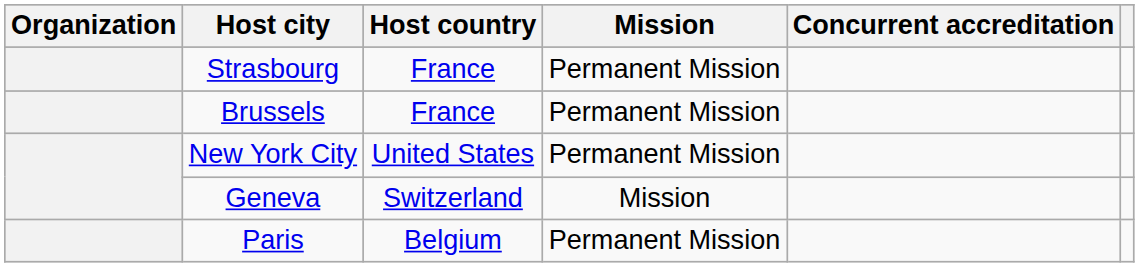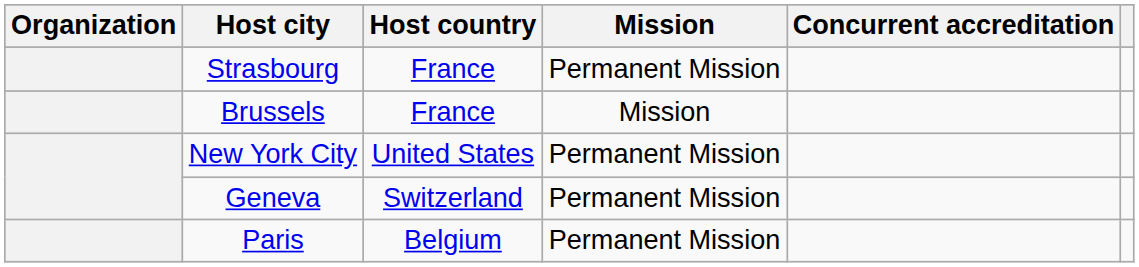(665, 111) Permanent Mission -> (665, 111) Mission
(665, 197) Mission -> (665, 197) Permanent Mission
